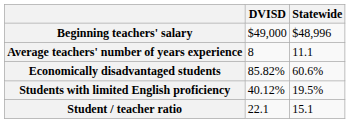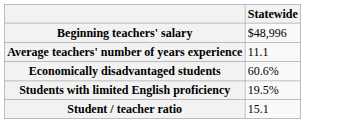- column: (267, 14)
